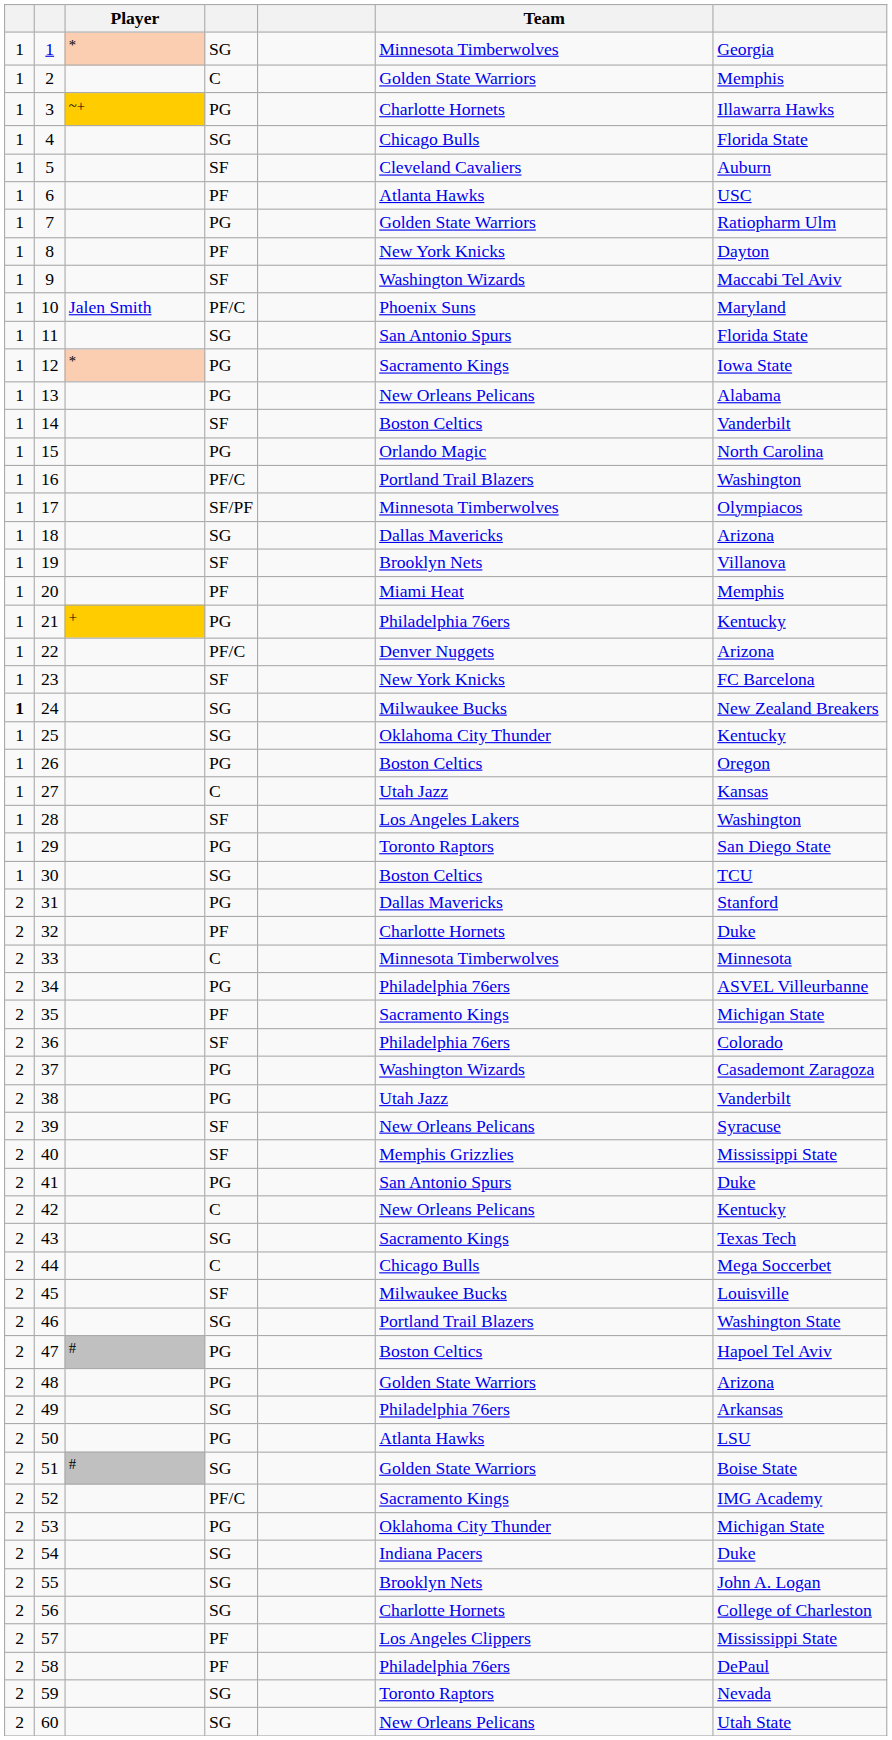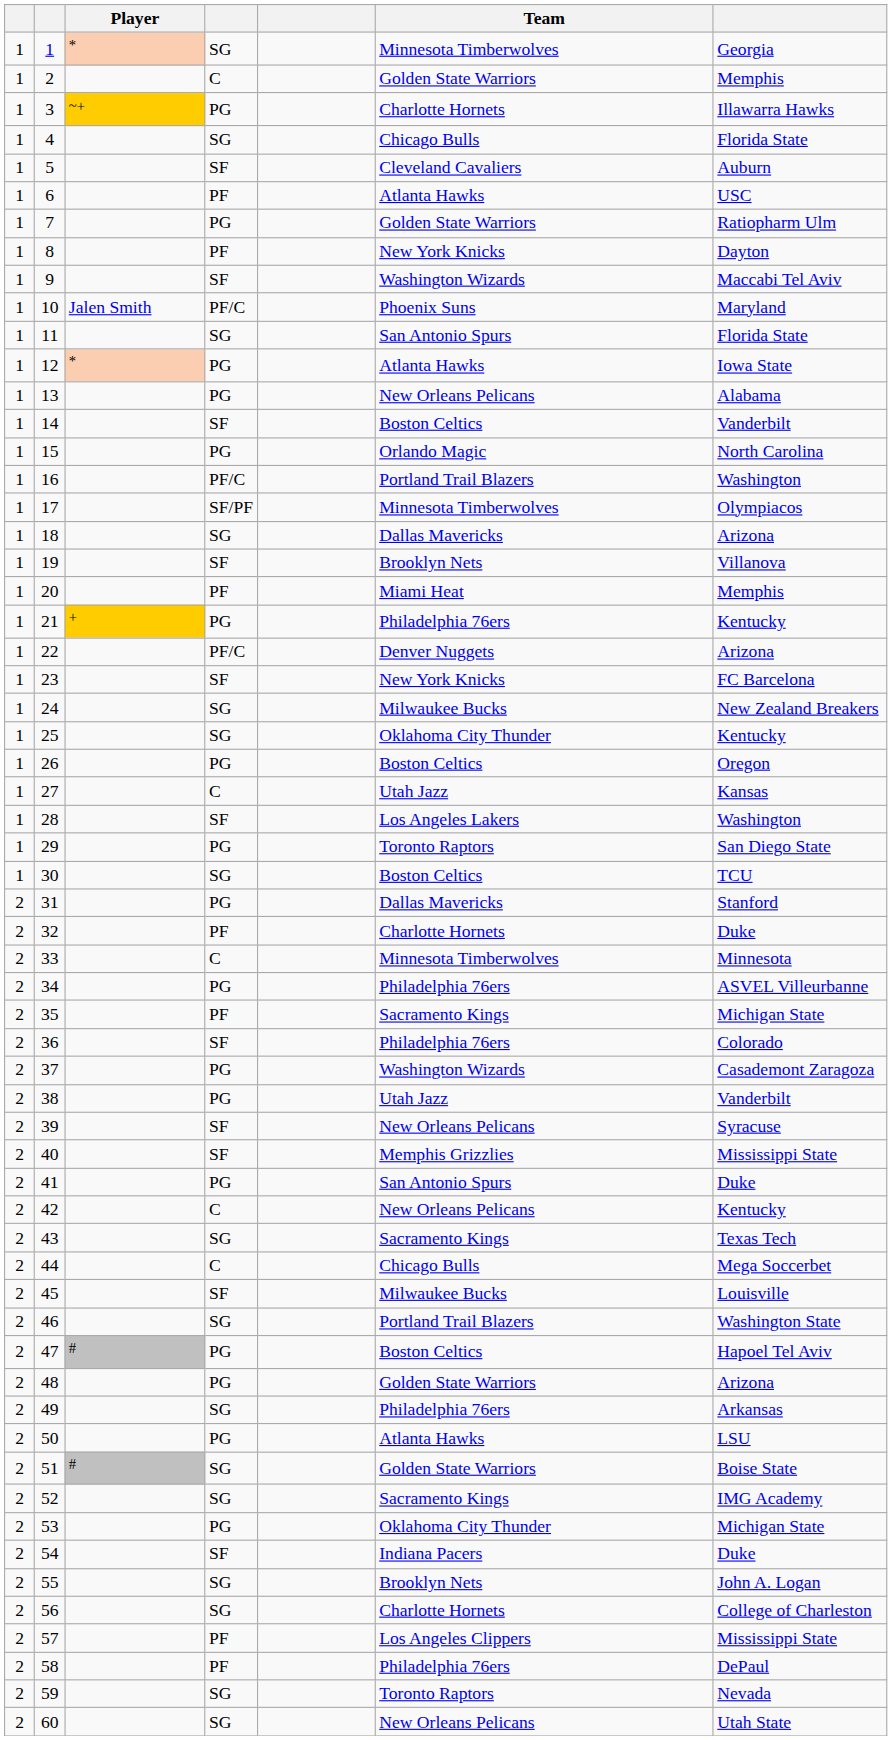(444, 365) Sacramento Kings -> (432, 365) Atlanta Hawks
(20, 707) bold -> (20, 707) normal
(227, 1498) PF/C -> (220, 1498) SG
(220, 1554) SG -> (219, 1554) SF
